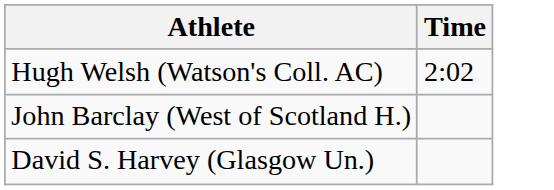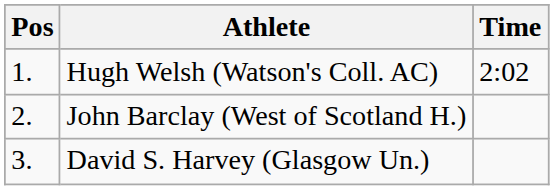+ column: (32, 26)
